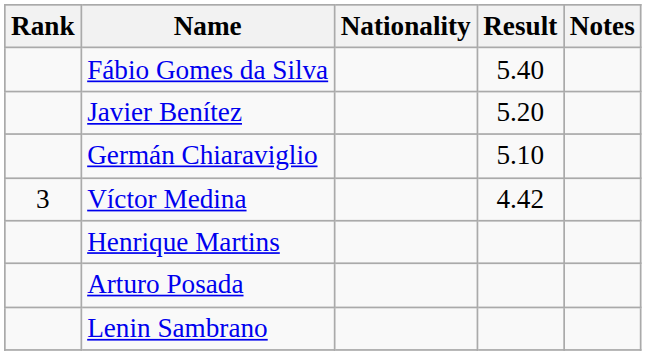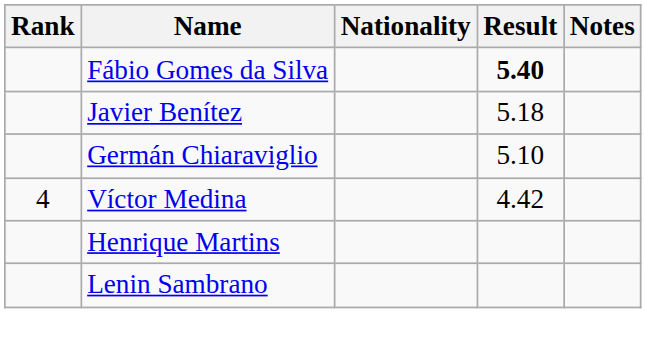(520, 69) normal -> (520, 69) bold
(520, 112) 5.20 -> (520, 112) 5.18
(43, 198) 3 -> (43, 198) 4
- row: (165, 284)
